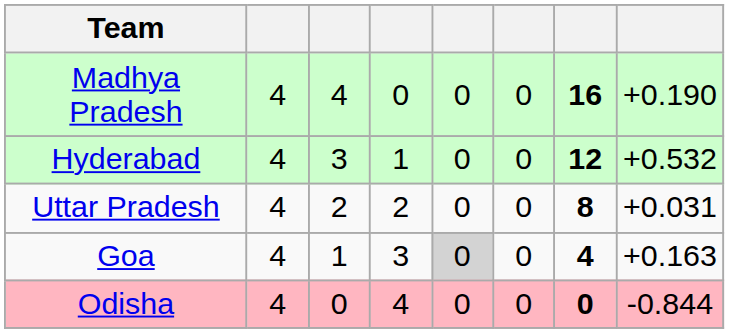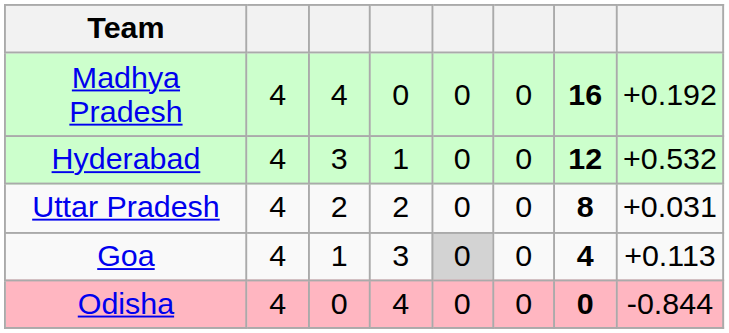(670, 93) +0.190 -> (670, 93) +0.192
(670, 255) +0.163 -> (670, 255) +0.113
